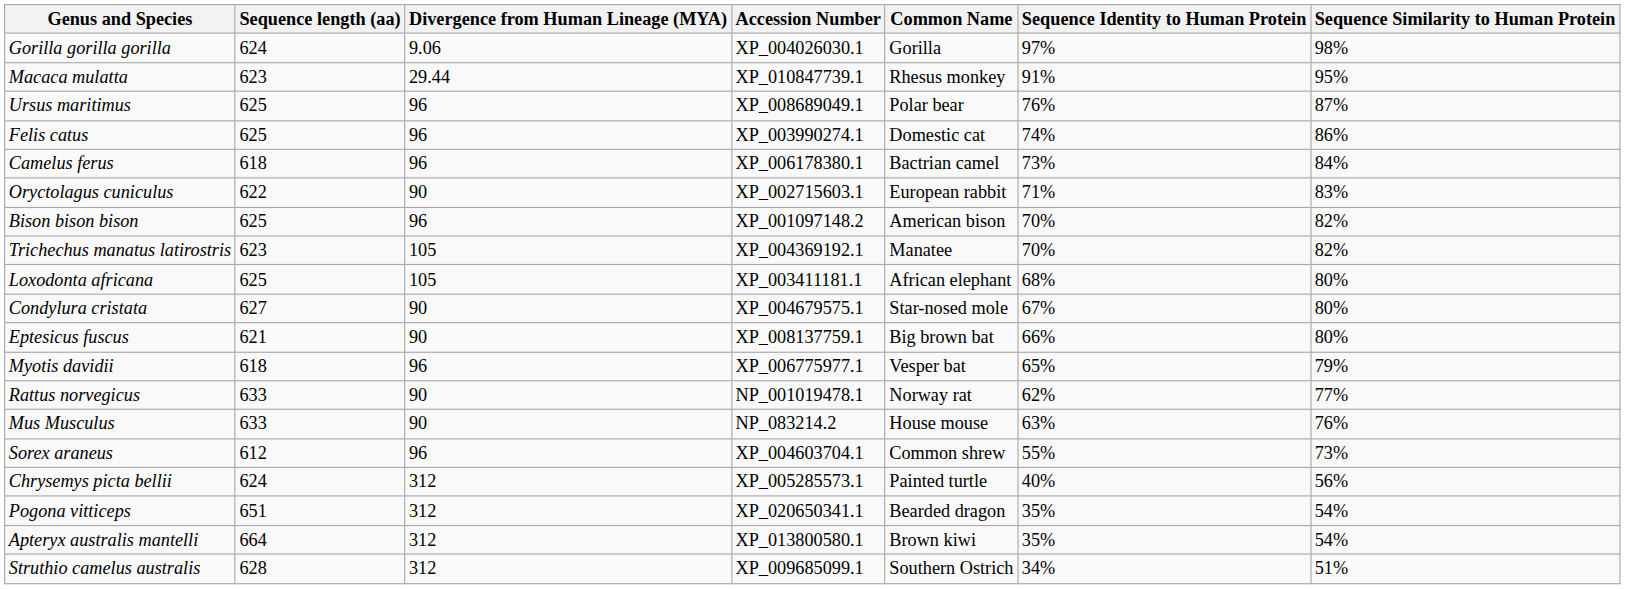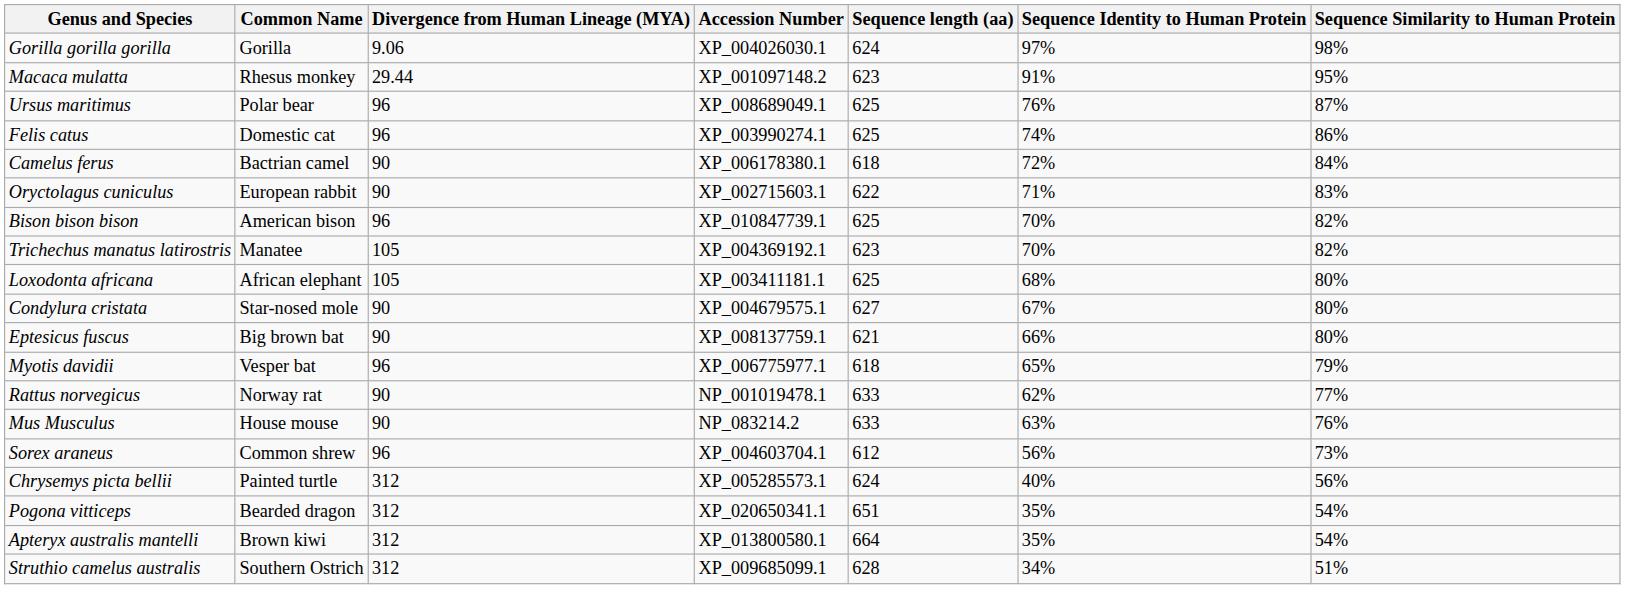columns swapped: (951, 18) <-> (320, 18)
(800, 76) XP_010847739.1 -> (763, 76) XP_001097148.2
(418, 163) 96 -> (381, 163) 90
(1039, 163) 73% -> (1039, 163) 72%
(800, 221) XP_001097148.2 -> (763, 221) XP_010847739.1
(1039, 452) 55% -> (1039, 452) 56%
